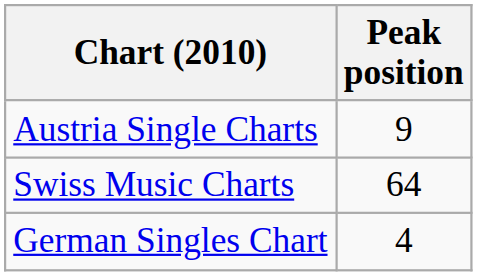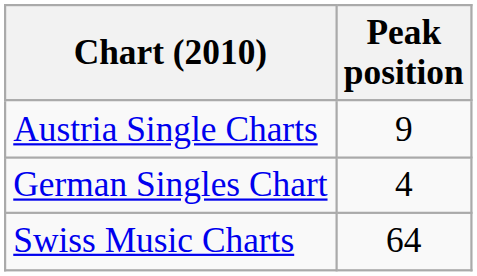rows swapped: (170, 240) <-> (154, 184)
